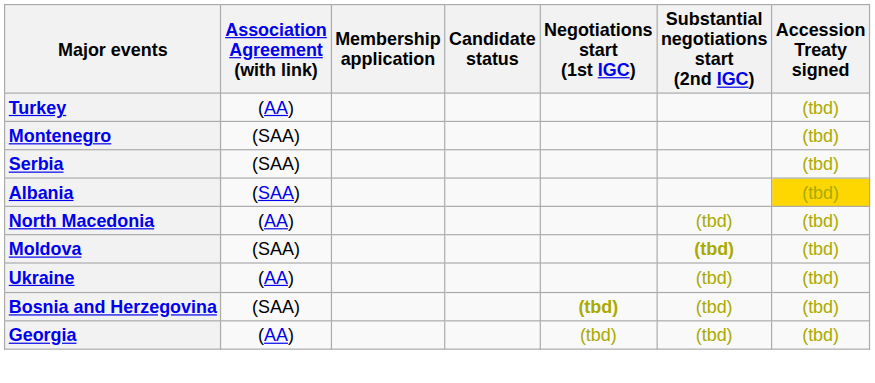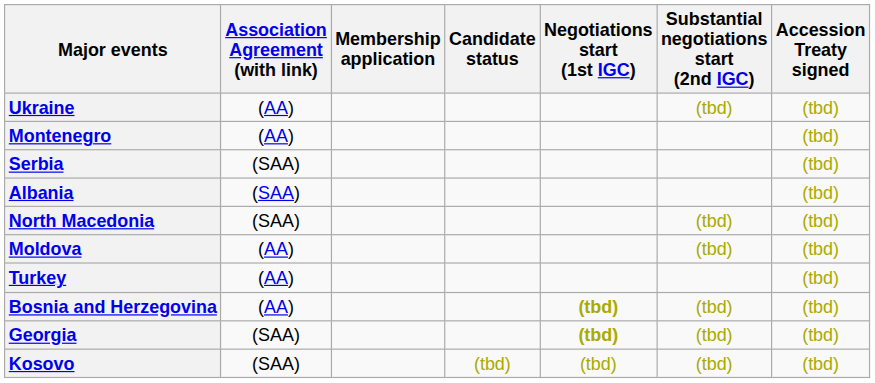rows swapped: (37, 108) <-> (42, 278)
(276, 136) (SAA) -> (276, 136) (AA)
(821, 193) gold background -> (821, 193) no background
(276, 221) (AA) -> (276, 221) (SAA)
(276, 250) (SAA) -> (276, 250) (AA)
(714, 250) bold -> (714, 250) normal
(276, 306) (SAA) -> (276, 306) (AA)
(276, 335) (AA) -> (276, 335) (SAA)
(598, 335) normal -> (598, 335) bold
+ row: (42, 363)
